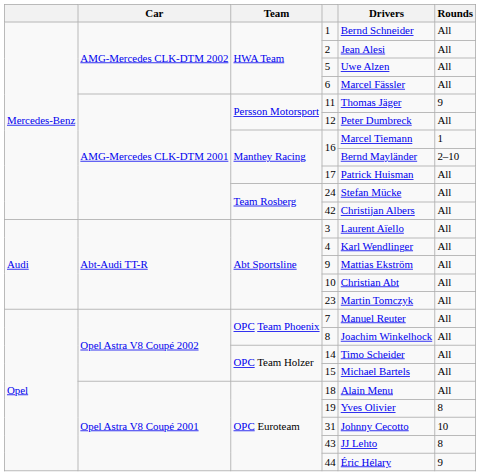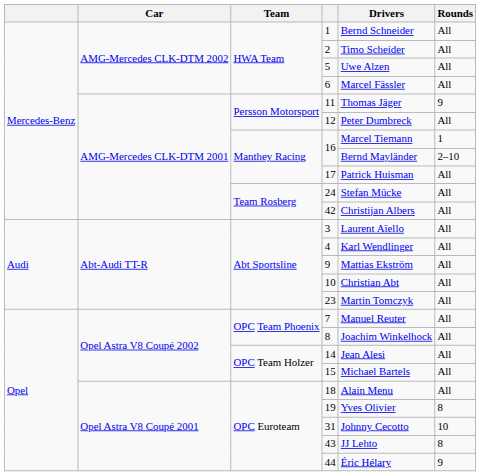(363, 48) Jean Alesi -> (373, 48) Timo Scheider
(373, 354) Timo Scheider -> (363, 354) Jean Alesi
